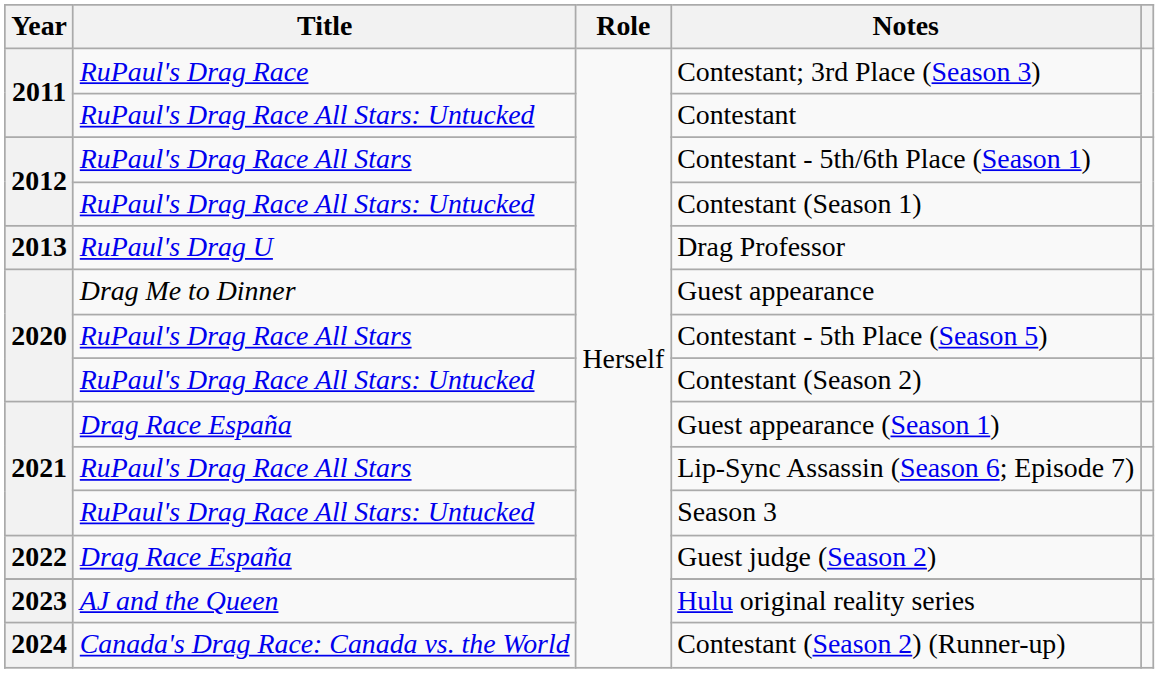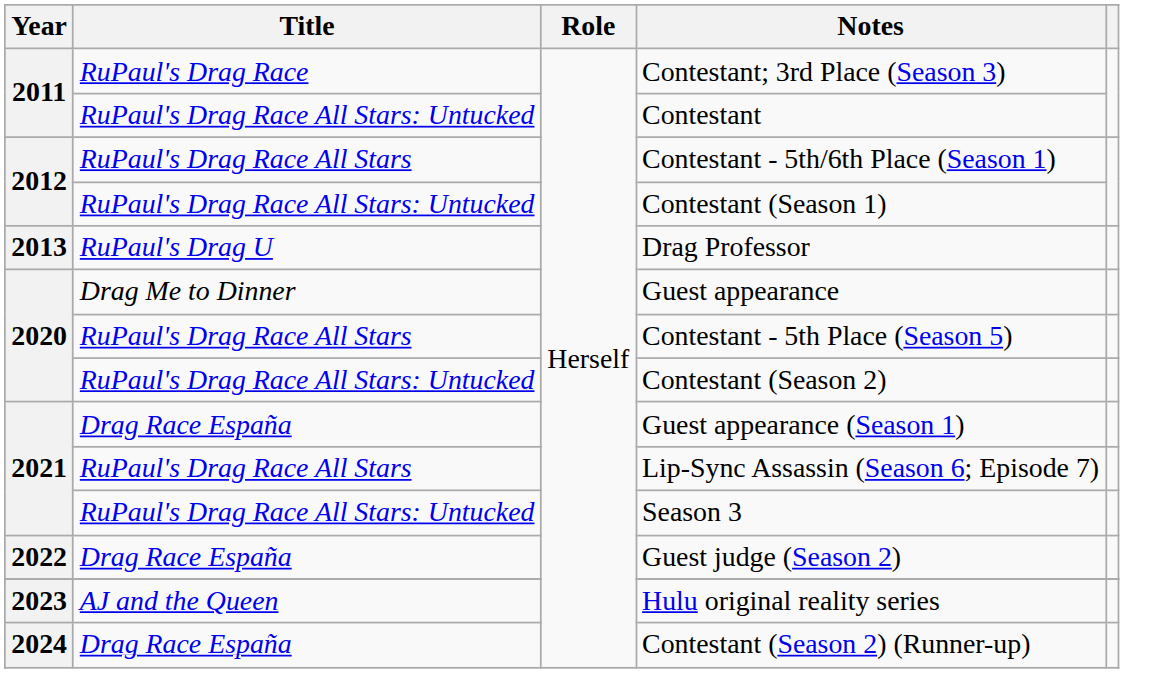(325, 644) Canada's Drag Race: Canada vs. the World -> (186, 644) Drag Race España
